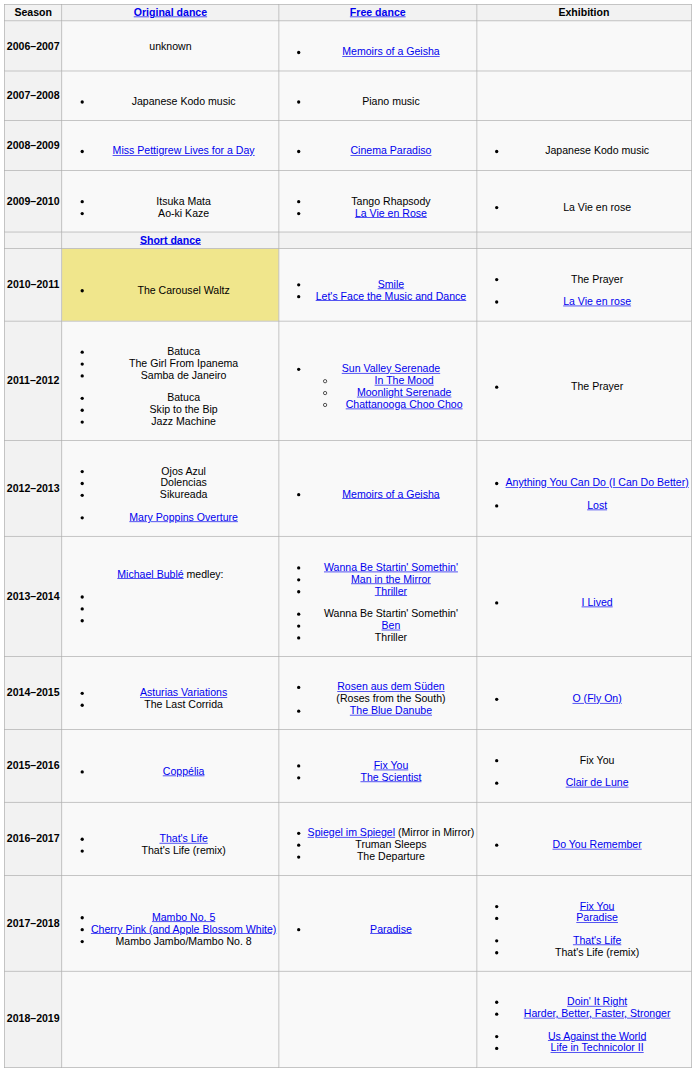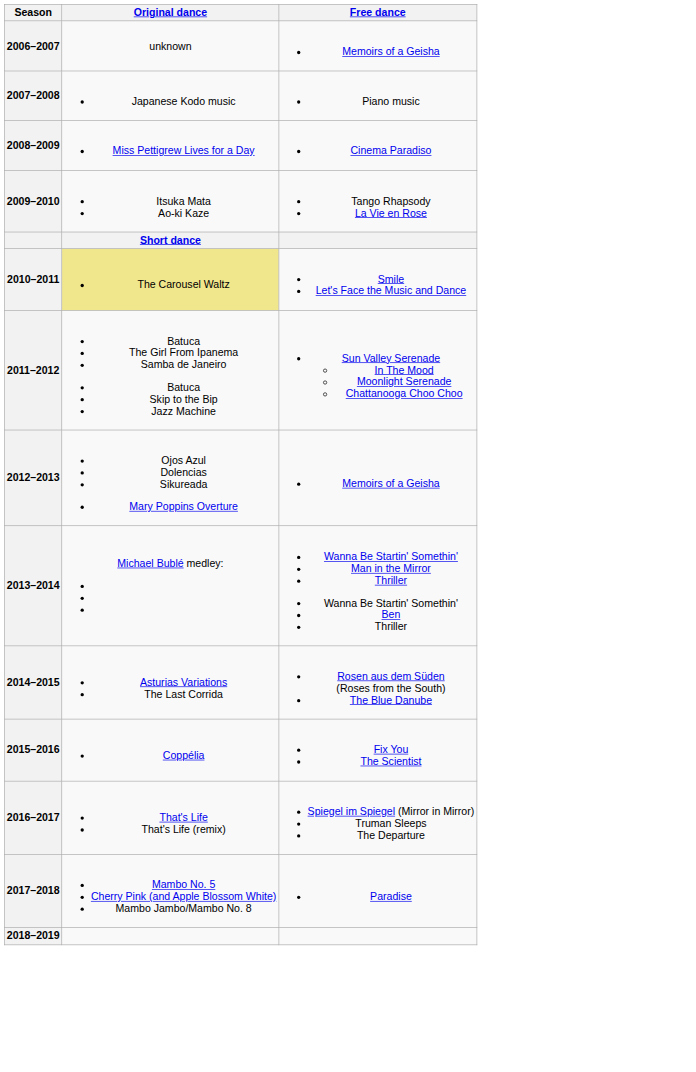- column: (584, 12)
